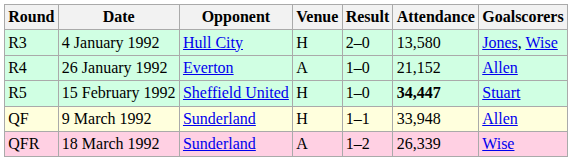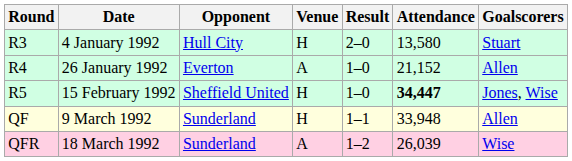(520, 42) Jones, Wise -> (501, 42) Stuart
(501, 93) Stuart -> (520, 93) Jones, Wise
(419, 144) 26,339 -> (419, 144) 26,039
